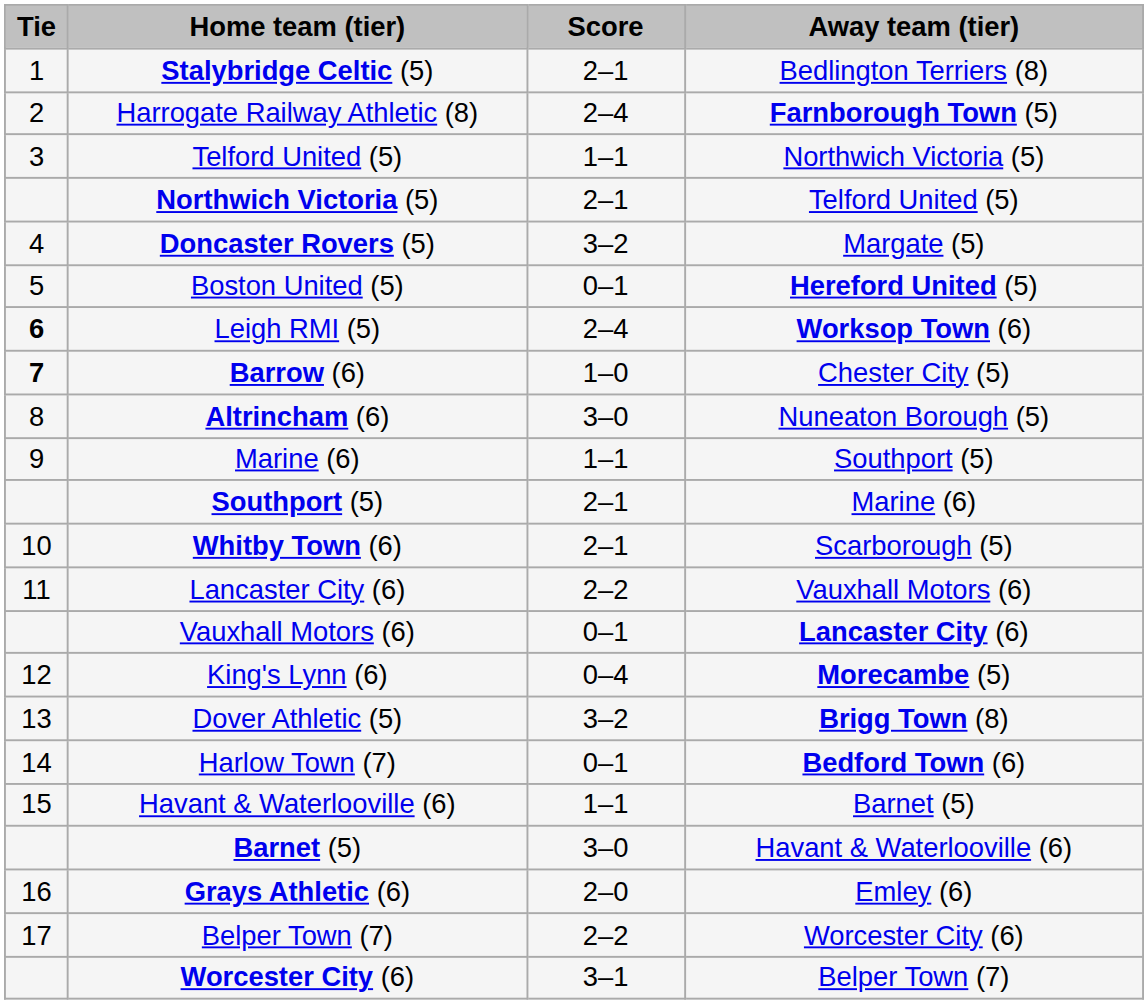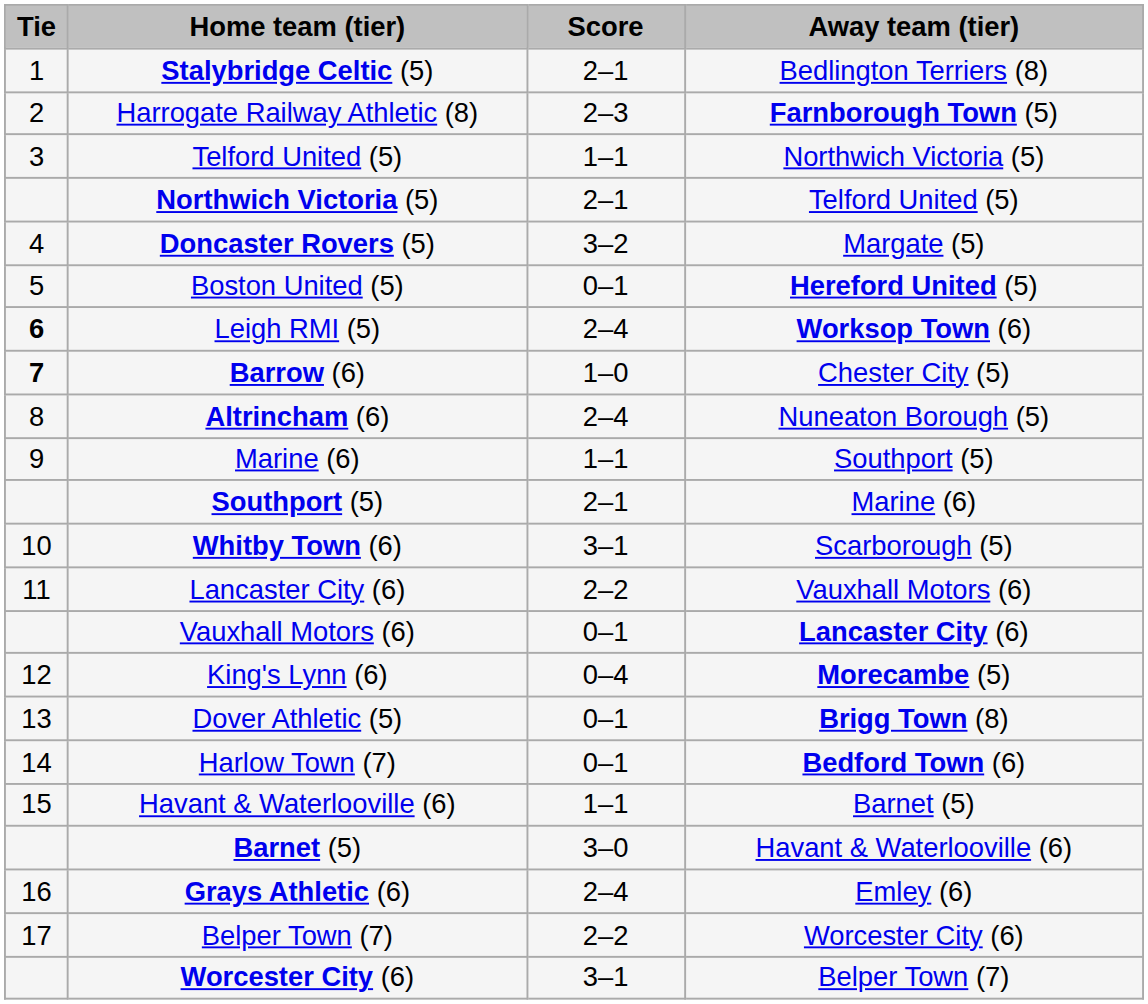(606, 113) 2–4 -> (606, 113) 2–3
(606, 416) 3–0 -> (606, 416) 2–4
(606, 546) 2–1 -> (606, 546) 3–1
(606, 719) 3–2 -> (606, 719) 0–1
(606, 891) 2–0 -> (606, 891) 2–4
